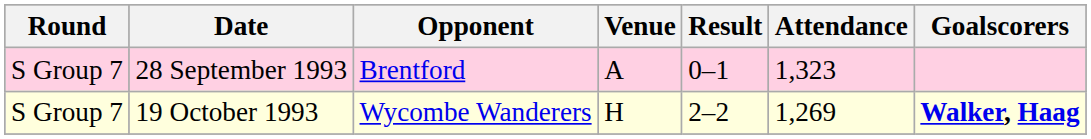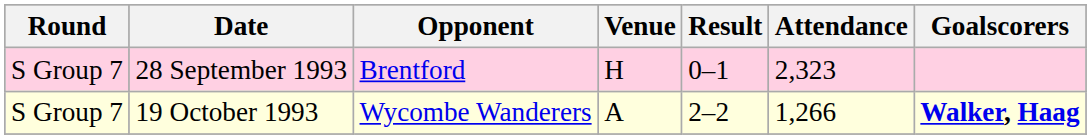(614, 69) A -> (614, 69) H
(805, 69) 1,323 -> (805, 69) 2,323
(614, 112) H -> (614, 112) A
(805, 112) 1,269 -> (805, 112) 1,266
